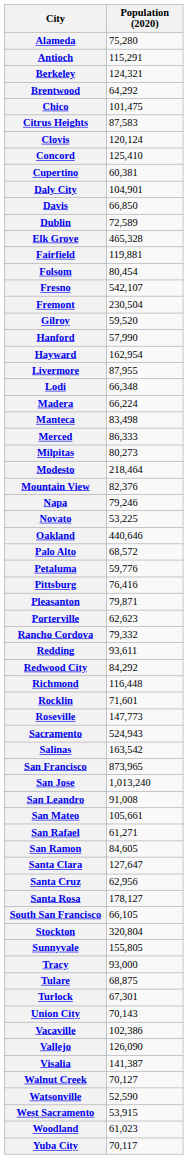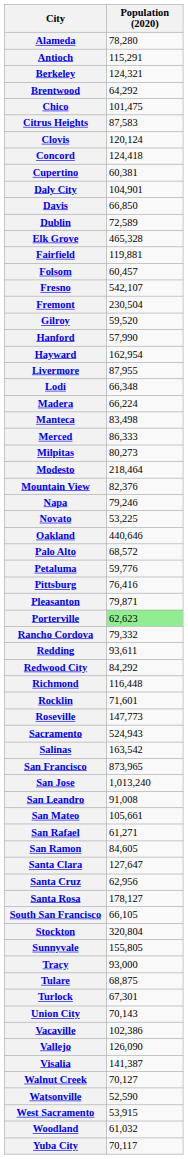(123, 40) 75,280 -> (123, 40) 78,280
(126, 156) 125,410 -> (126, 156) 124,418
(123, 271) 80,454 -> (123, 271) 60,457
(123, 618) no background -> (123, 618) lightgreen background
(123, 1129) 61,023 -> (123, 1129) 61,032
